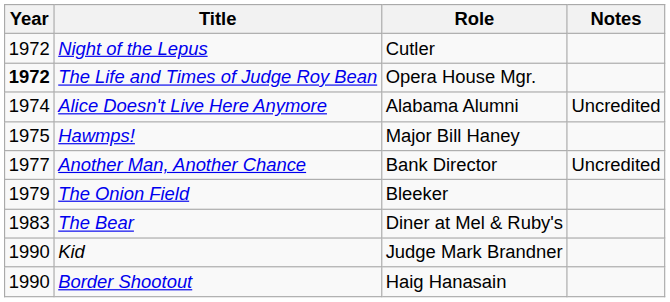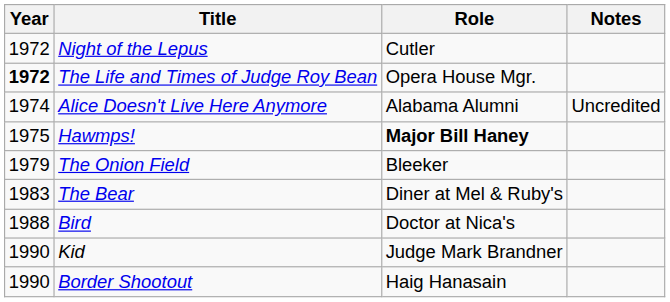(453, 135) normal -> (457, 135) bold
- row: (182, 164)
+ row: (75, 223)
